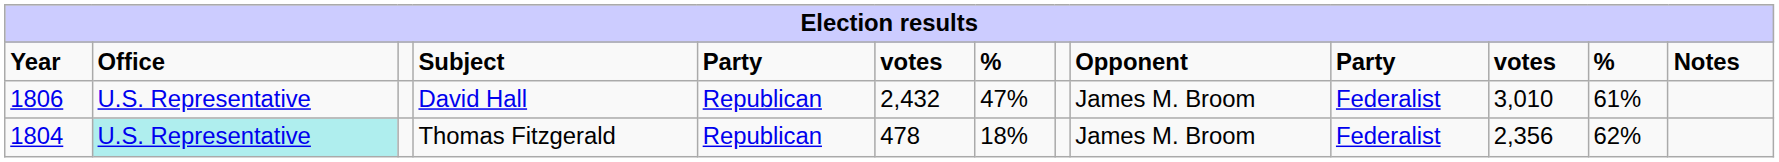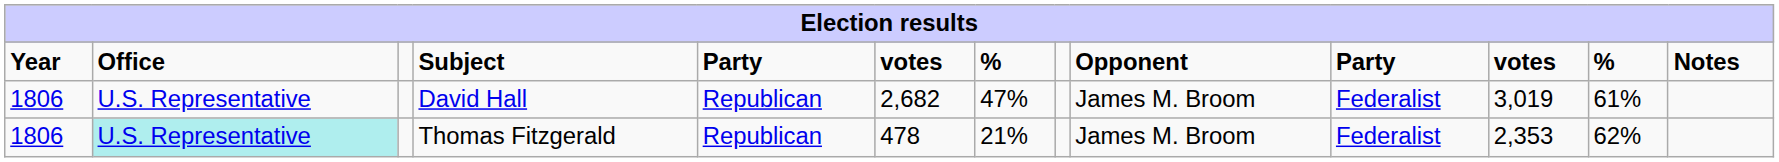(910, 99) 2,432 -> (910, 99) 2,682
(1524, 99) 3,010 -> (1524, 99) 3,019
(37, 136) 1804 -> (37, 136) 1806
(1004, 136) 18% -> (1004, 136) 21%
(1524, 136) 2,356 -> (1524, 136) 2,353
